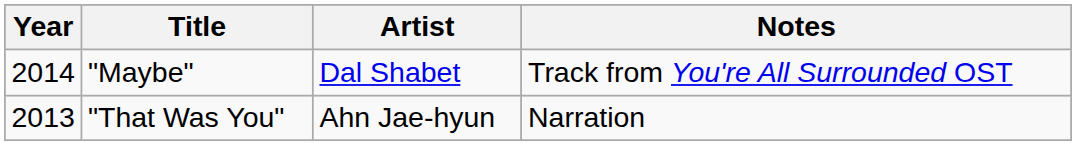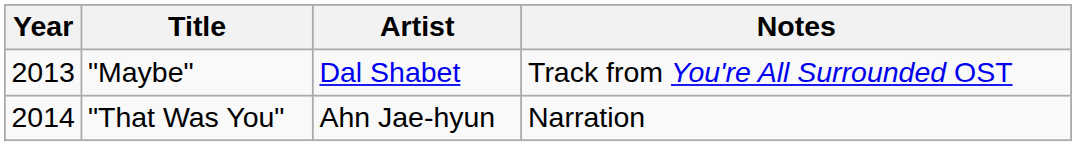(43, 72) 2014 -> (43, 72) 2013
(43, 117) 2013 -> (43, 117) 2014
